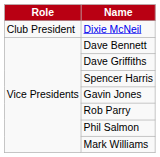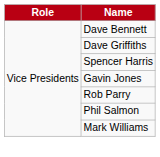- row: (112, 29)
